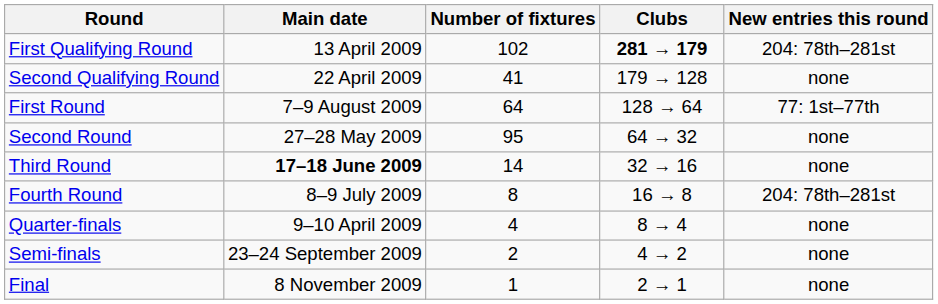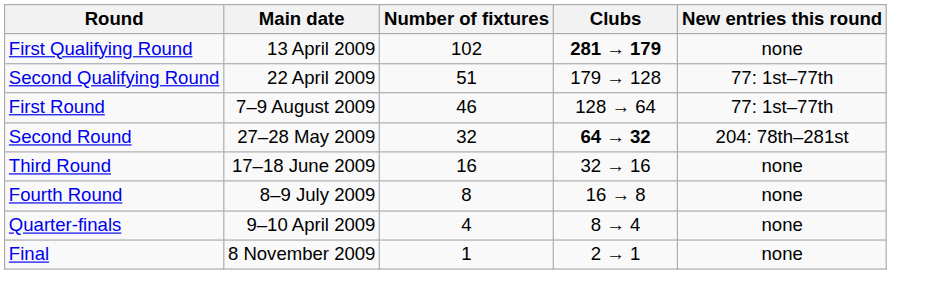(829, 48) 204: 78th–281st -> (782, 48) none
(513, 78) 41 -> (466, 78) 51
(829, 78) none -> (782, 78) 77: 1st–77th
(513, 107) 64 -> (466, 107) 46
(513, 136) 95 -> (466, 136) 32
(662, 136) normal -> (616, 136) bold
(829, 136) none -> (782, 136) 204: 78th–281st
(349, 166) bold -> (304, 166) normal
(513, 166) 14 -> (466, 166) 16
(829, 195) 204: 78th–281st -> (782, 195) none
- row: (55, 254)
